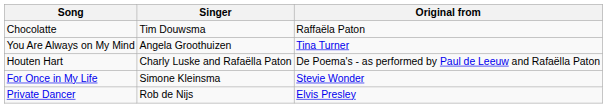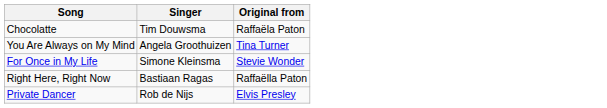- row: (35, 62)
+ row: (58, 78)
